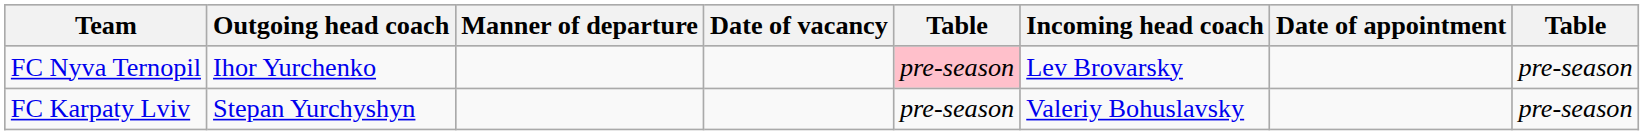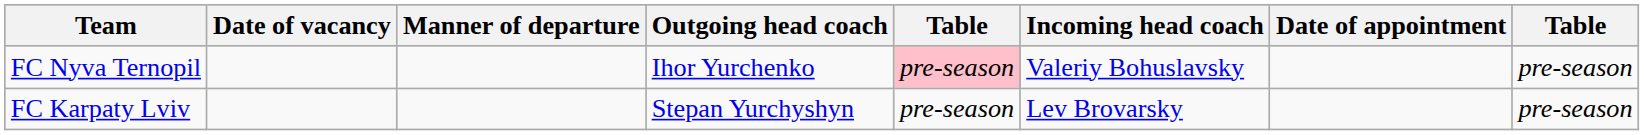columns swapped: (331, 25) <-> (799, 25)
(1105, 66) Lev Brovarsky -> (1135, 66) Valeriy Bohuslavsky
(1135, 108) Valeriy Bohuslavsky -> (1105, 108) Lev Brovarsky
